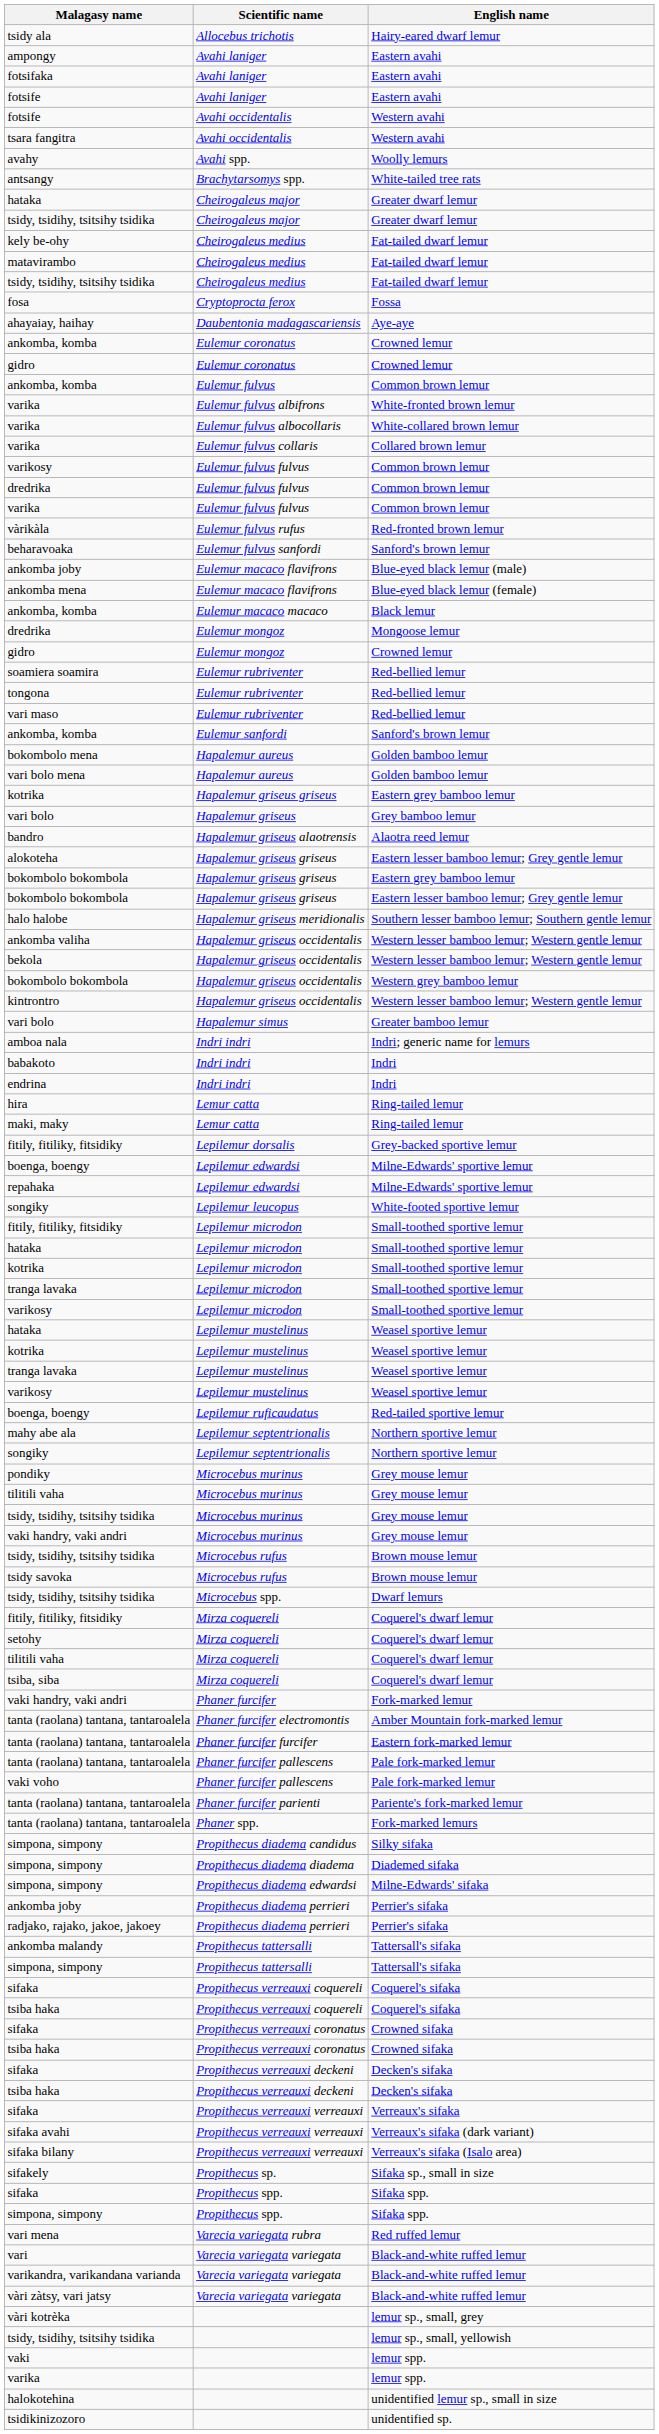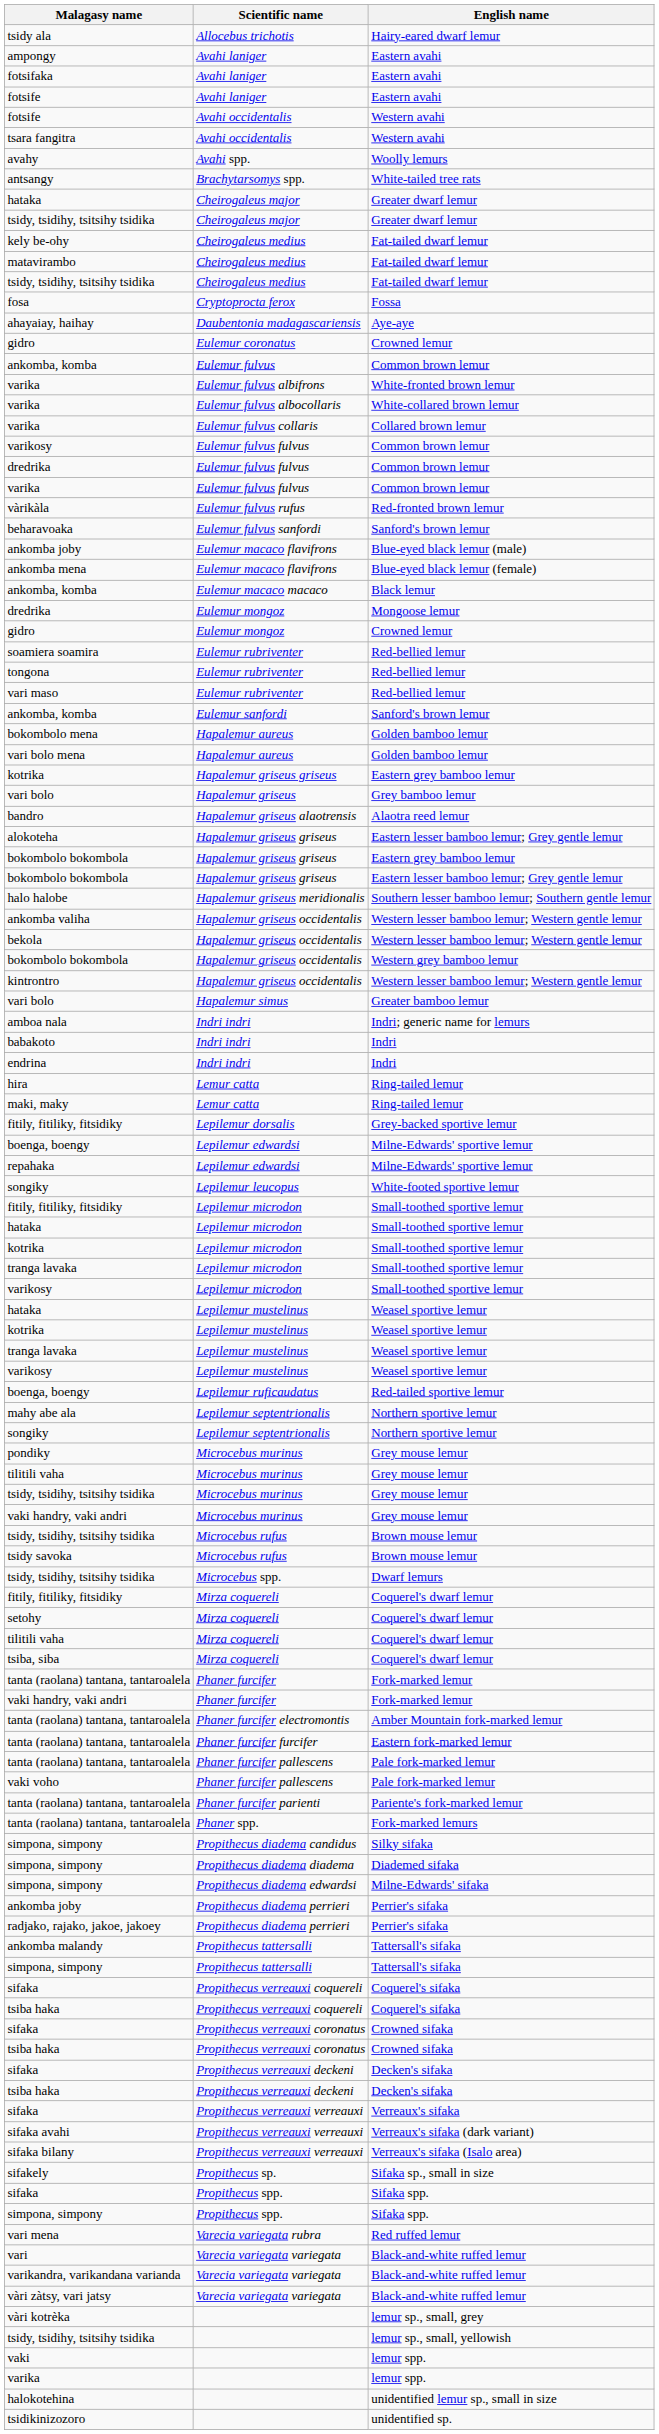- row: (52, 343)
+ row: (99, 1679)
